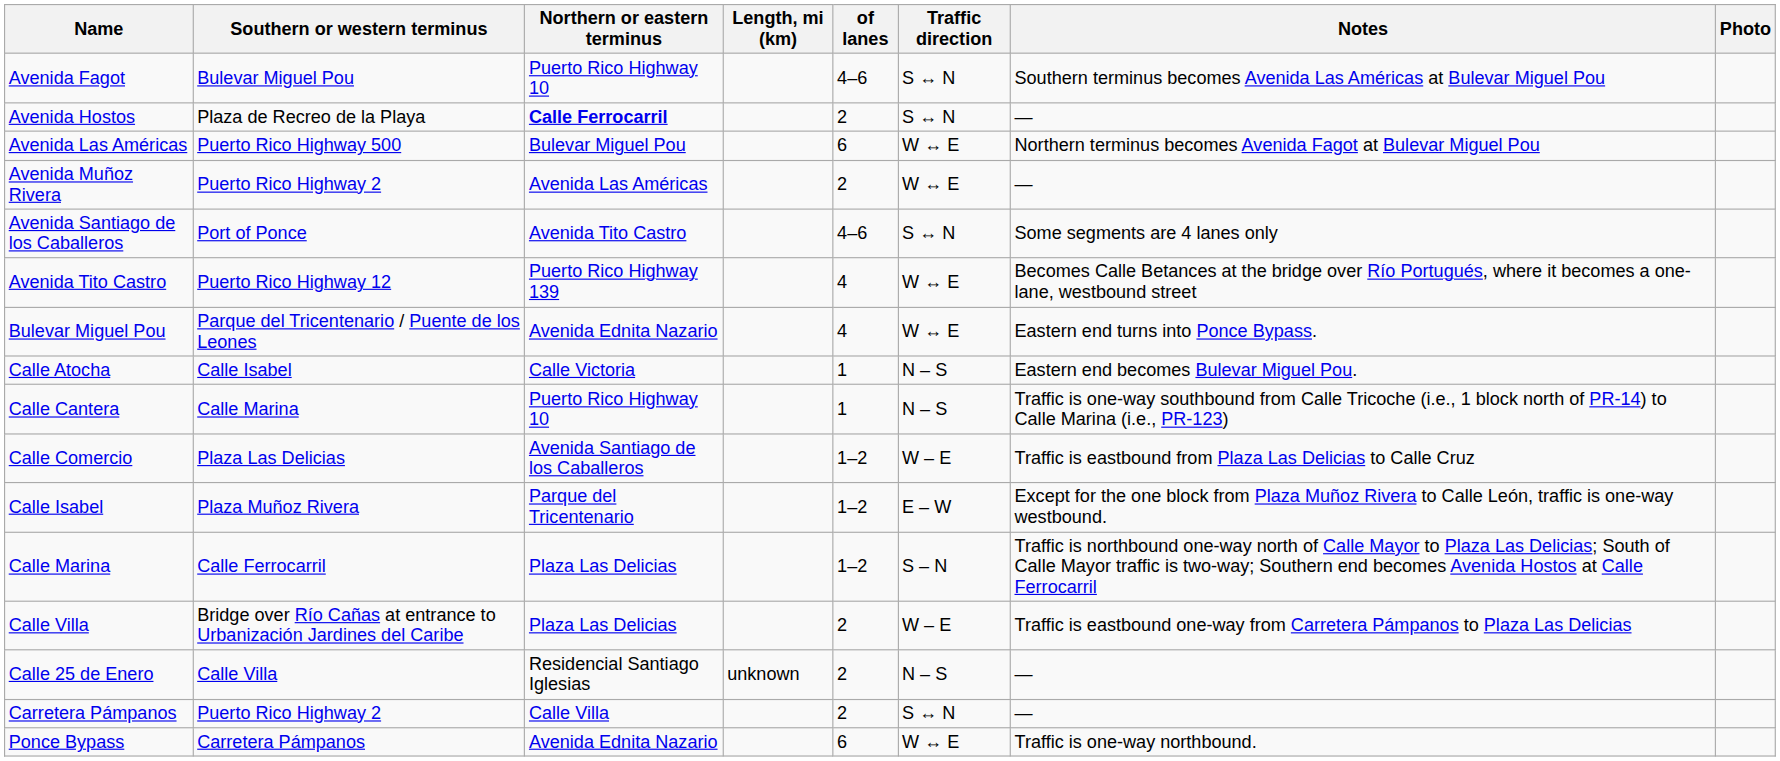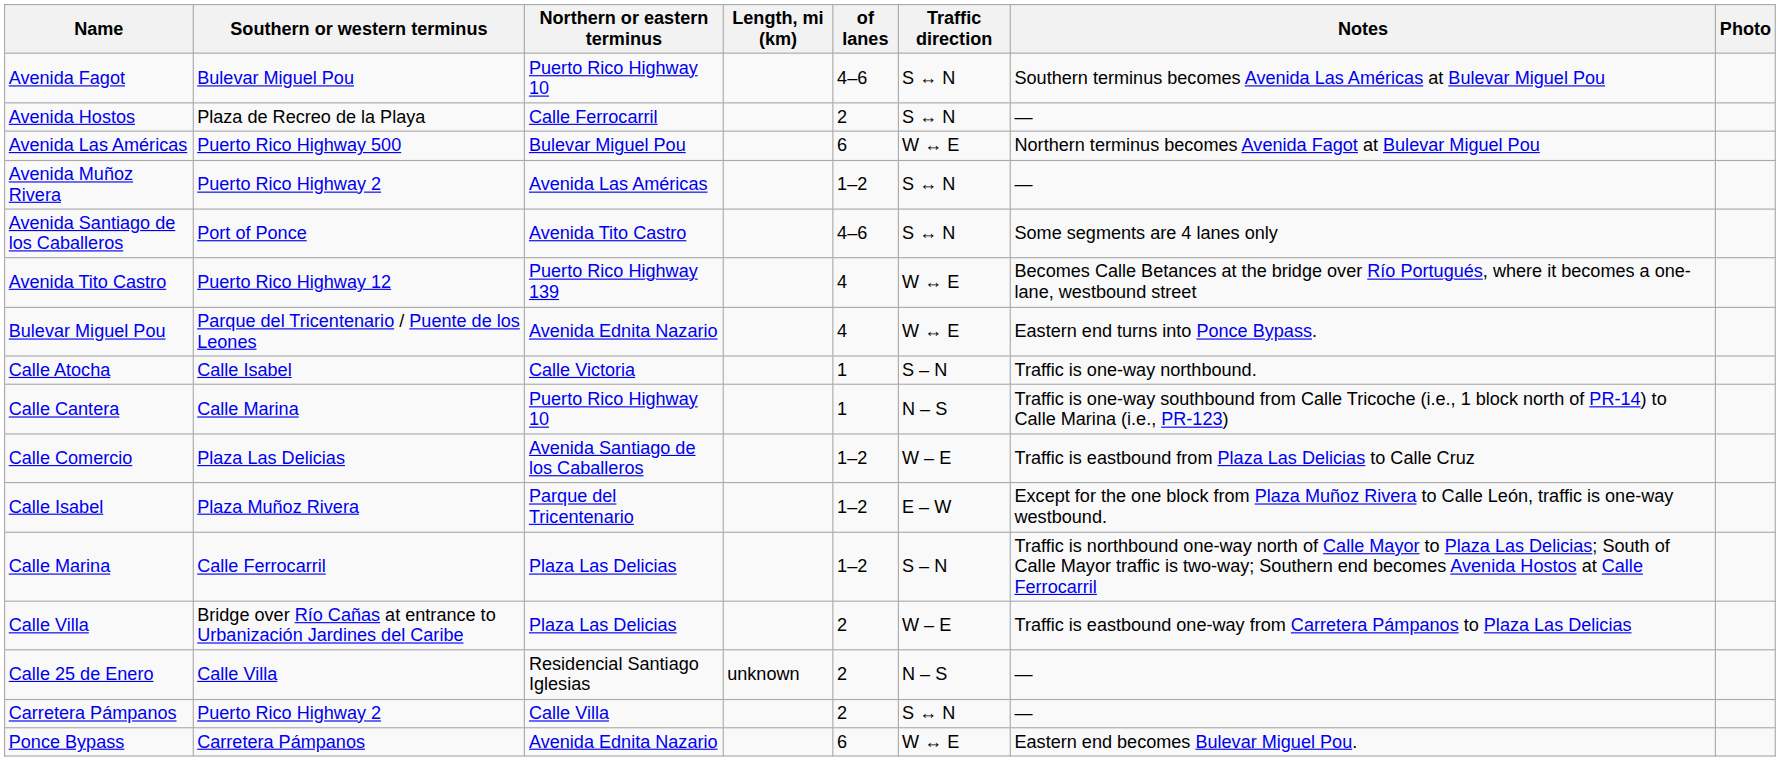(598, 116) bold -> (593, 116) normal
(842, 184) 2 -> (852, 184) 1–2
(931, 184) W ↔ E -> (929, 184) S ↔ N
(925, 370) N – S -> (925, 370) S – N
(1186, 370) Eastern end becomes Bulevar Miguel Pou. -> (1136, 370) Traffic is one-way northbound.
(1136, 742) Traffic is one-way northbound. -> (1186, 742) Eastern end becomes Bulevar Miguel Pou.
